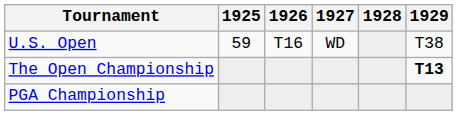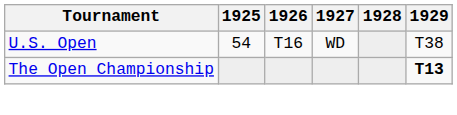(241, 44) 59 -> (241, 44) 54
- row: (87, 97)
